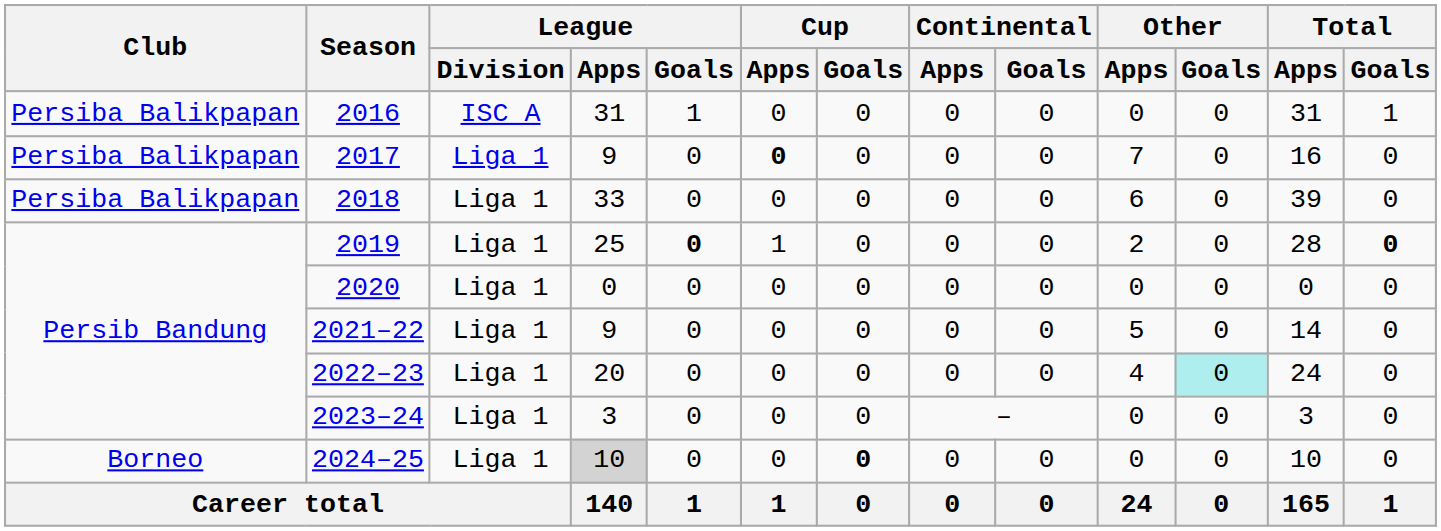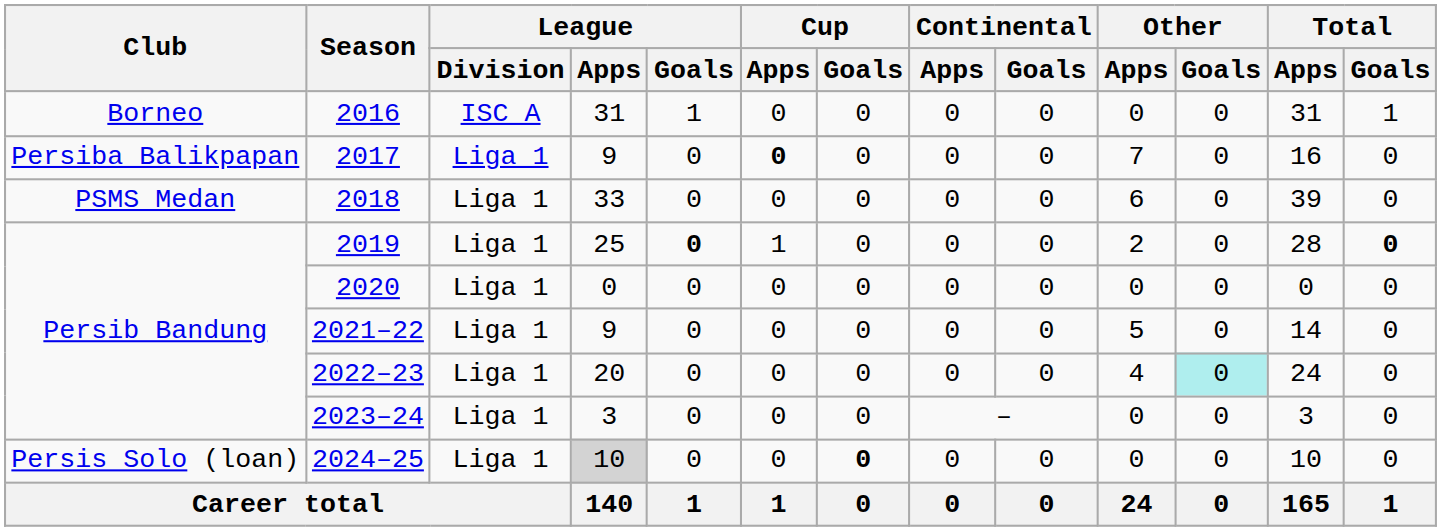(155, 114) Persiba Balikpapan -> (155, 114) Borneo
(155, 200) Persiba Balikpapan -> (155, 200) PSMS Medan
(155, 461) Borneo -> (155, 461) Persis Solo (loan)
